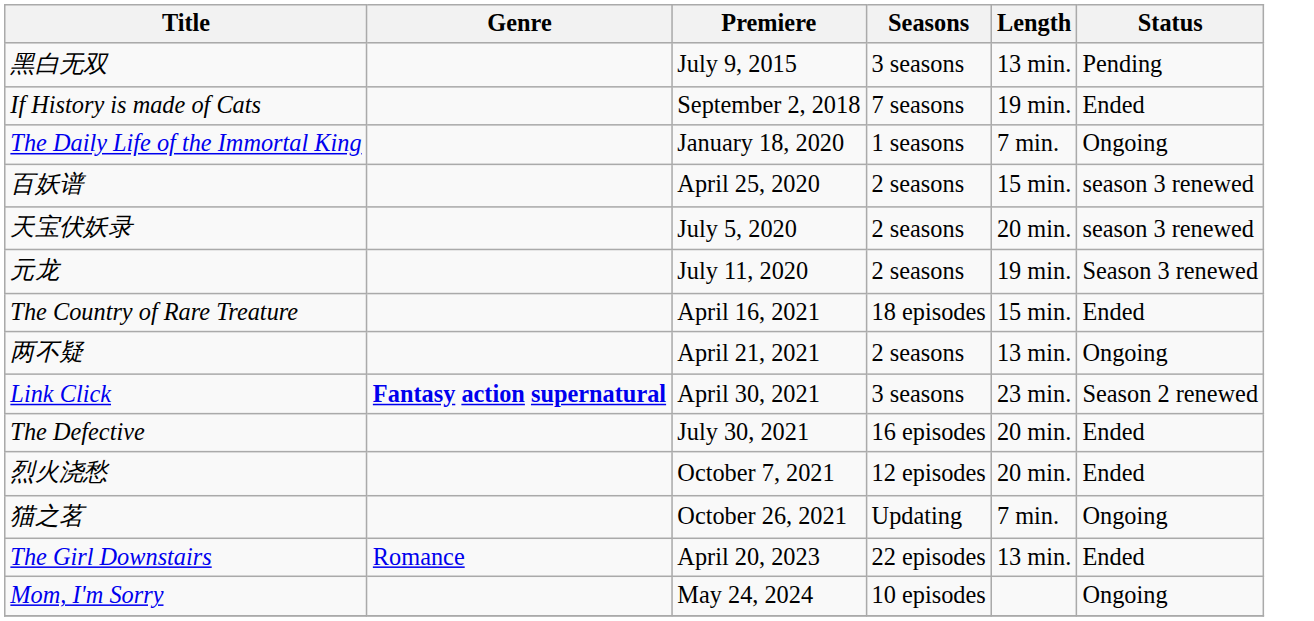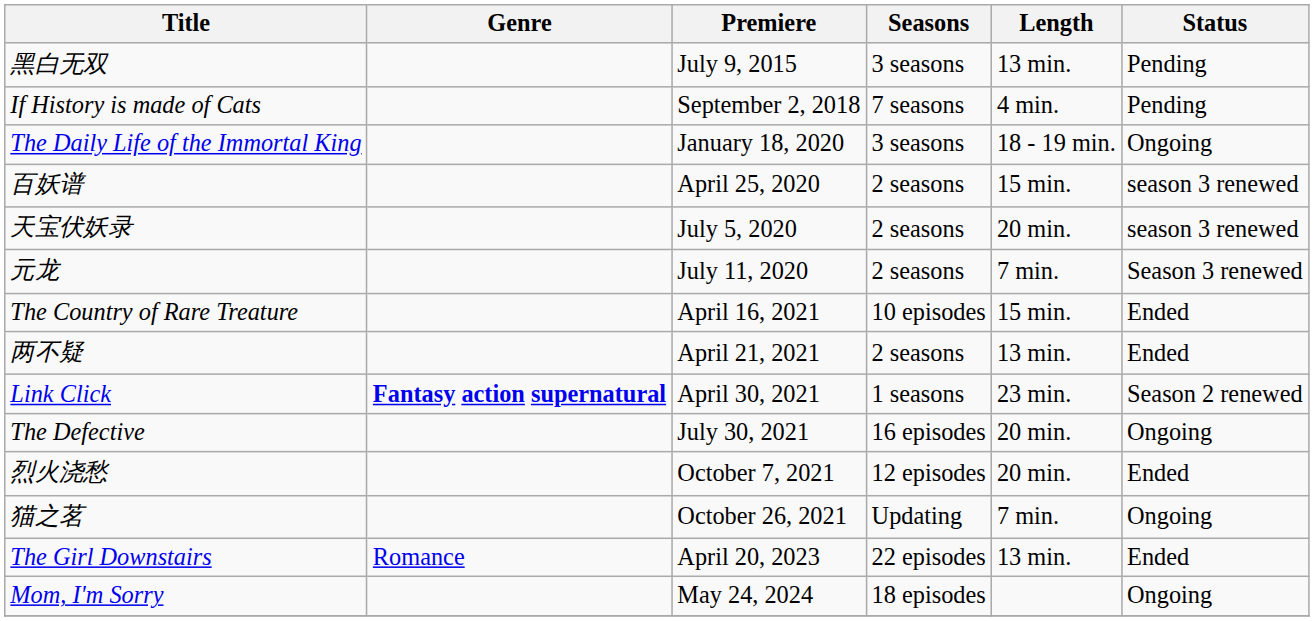(1034, 105) 19 min. -> (1028, 105) 4 min.
(1114, 105) Ended -> (1167, 105) Pending
(918, 144) 1 seasons -> (918, 144) 3 seasons
(1028, 144) 7 min. -> (1056, 144) 18 - 19 min.
(1034, 271) 19 min. -> (1028, 271) 7 min.
(929, 312) 18 episodes -> (929, 312) 10 episodes
(1125, 352) Ongoing -> (1158, 352) Ended
(918, 393) 3 seasons -> (918, 393) 1 seasons
(1114, 432) Ended -> (1170, 432) Ongoing
(929, 595) 10 episodes -> (929, 595) 18 episodes
